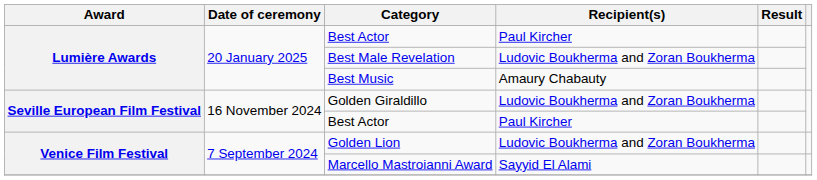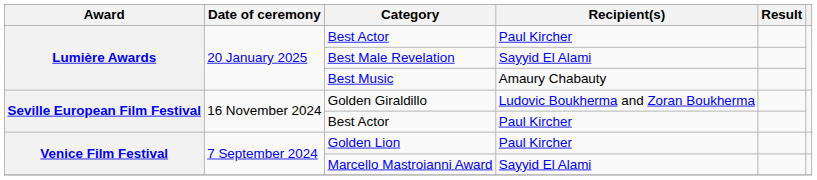(627, 57) Ludovic Boukherma and Zoran Boukherma -> (545, 57) Sayyid El Alami
(627, 143) Ludovic Boukherma and Zoran Boukherma -> (535, 143) Paul Kircher
